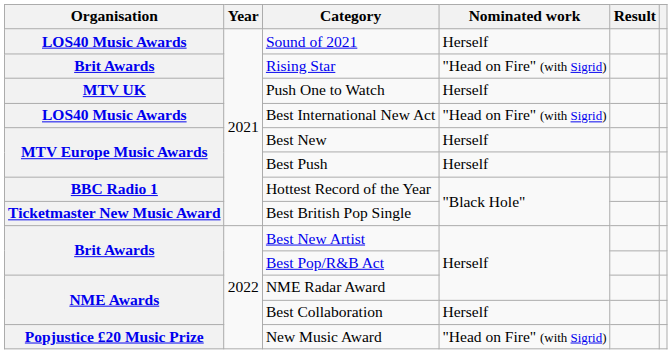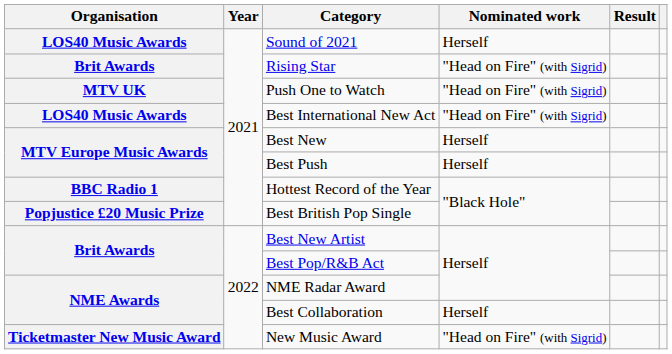(465, 90) Herself -> (524, 90) "Head on Fire" (with Sigrid)
(114, 213) Ticketmaster New Music Award -> (114, 213) Popjustice £20 Music Prize
(114, 336) Popjustice £20 Music Prize -> (114, 336) Ticketmaster New Music Award
